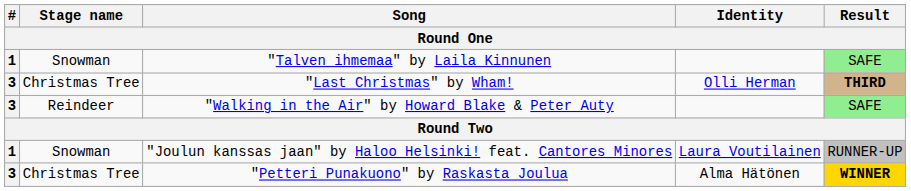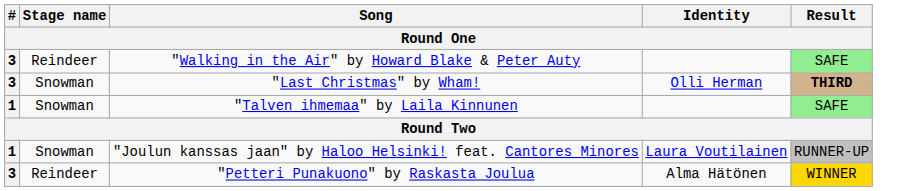rows swapped: (409, 61) <-> (409, 107)
(81, 84) Christmas Tree -> (65, 84) Snowman
(81, 175) Christmas Tree -> (65, 175) Reindeer
(865, 175) bold -> (832, 175) normal
